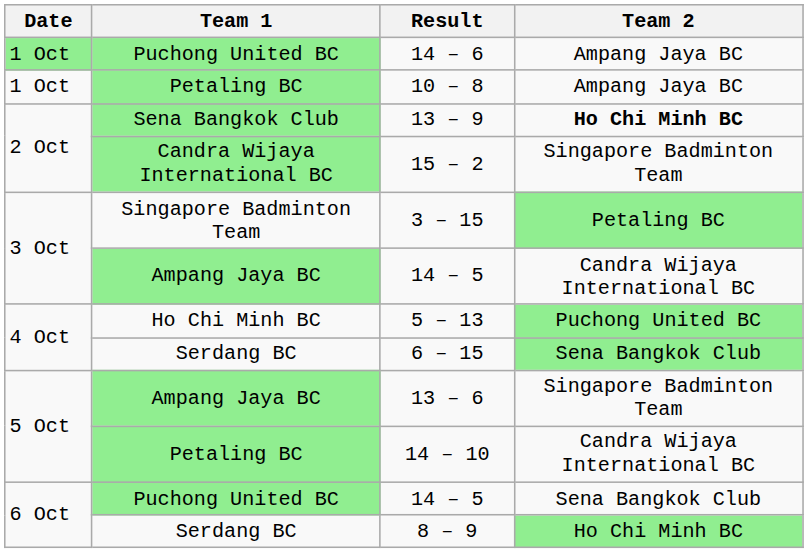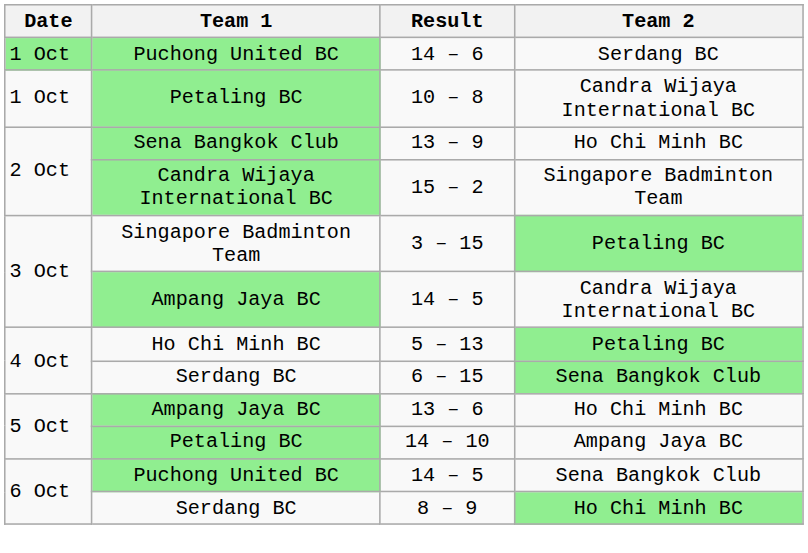(658, 54) Ampang Jaya BC -> (658, 54) Serdang BC
(658, 87) Ampang Jaya BC -> (658, 99) Candra Wijaya International BC
(658, 120) bold -> (658, 143) normal
(658, 321) Puchong United BC -> (658, 344) Petaling BC
(658, 398) Singapore Badminton Team -> (658, 410) Ho Chi Minh BC
(658, 454) Candra Wijaya International BC -> (658, 443) Ampang Jaya BC
